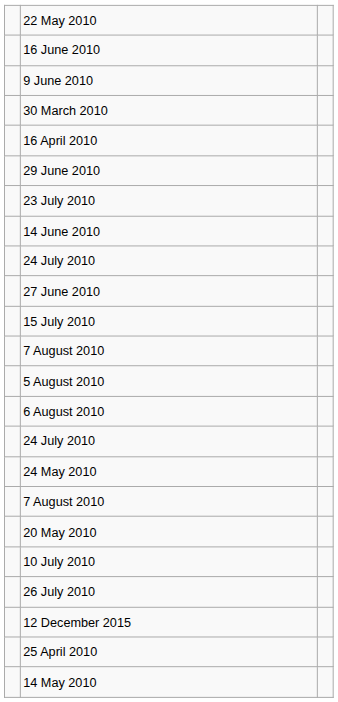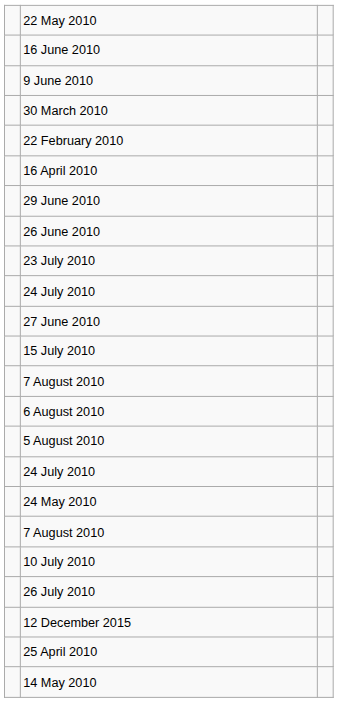+ row: (12, 141)
+ row: (12, 231)
- row: (12, 231)
rows swapped: (12, 381) <-> (12, 411)
- row: (12, 532)
